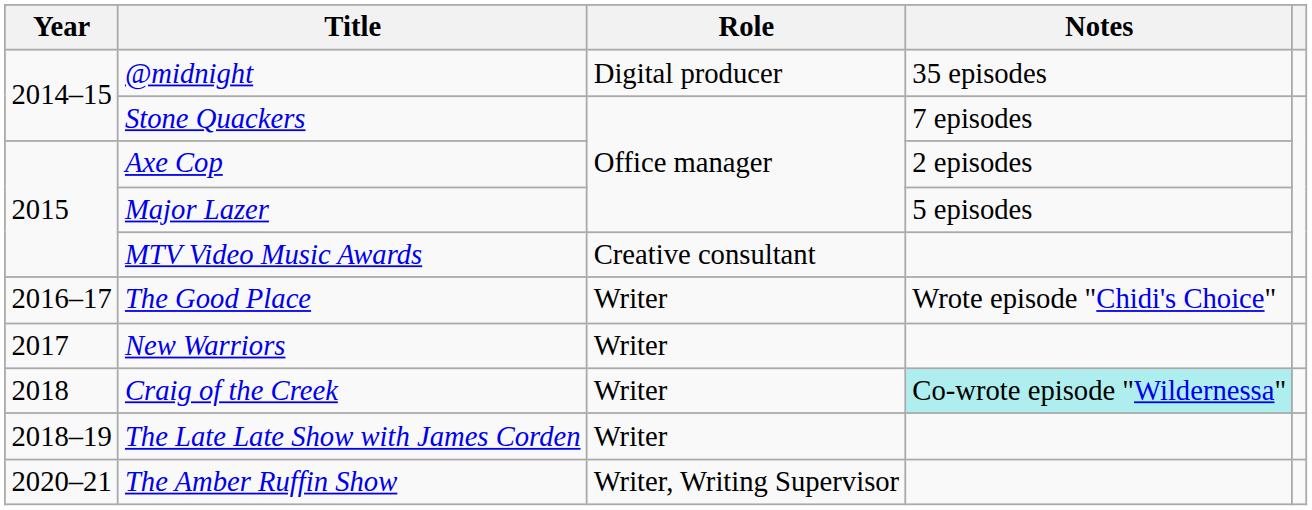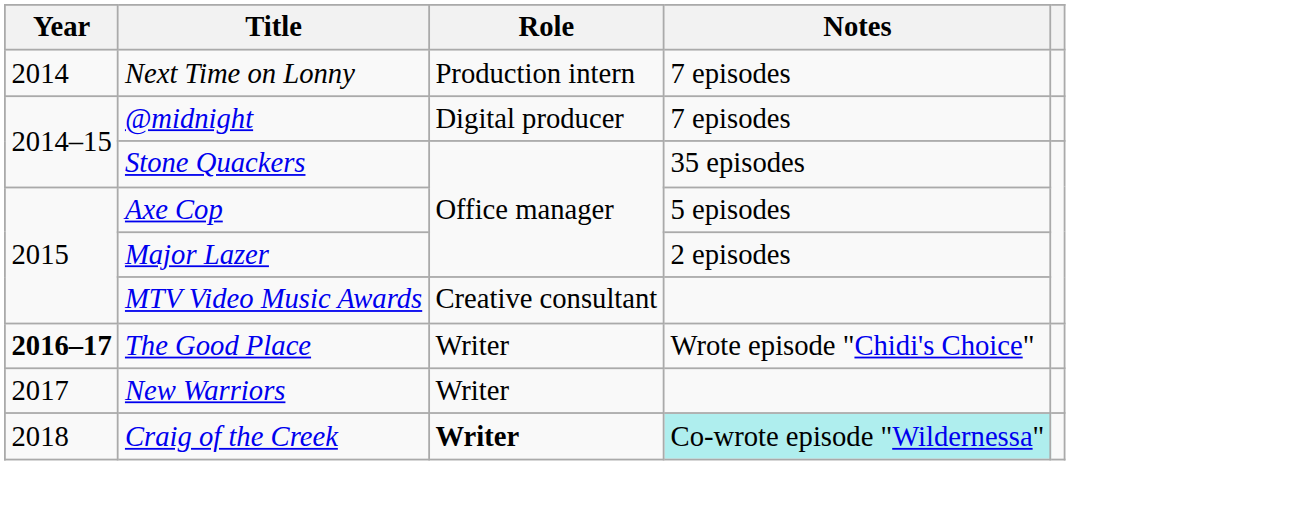+ row: (240, 72)
(980, 72) 35 episodes -> (731, 118) 7 episodes
(972, 118) 7 episodes -> (738, 163) 35 episodes
(972, 163) 2 episodes -> (731, 208) 5 episodes
(972, 208) 5 episodes -> (731, 254) 2 episodes
(62, 299) normal -> (62, 345) bold
(631, 390) normal -> (477, 436) bold
- row: (353, 436)
- row: (261, 481)
